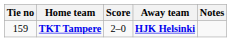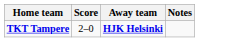- column: (20, 12)
